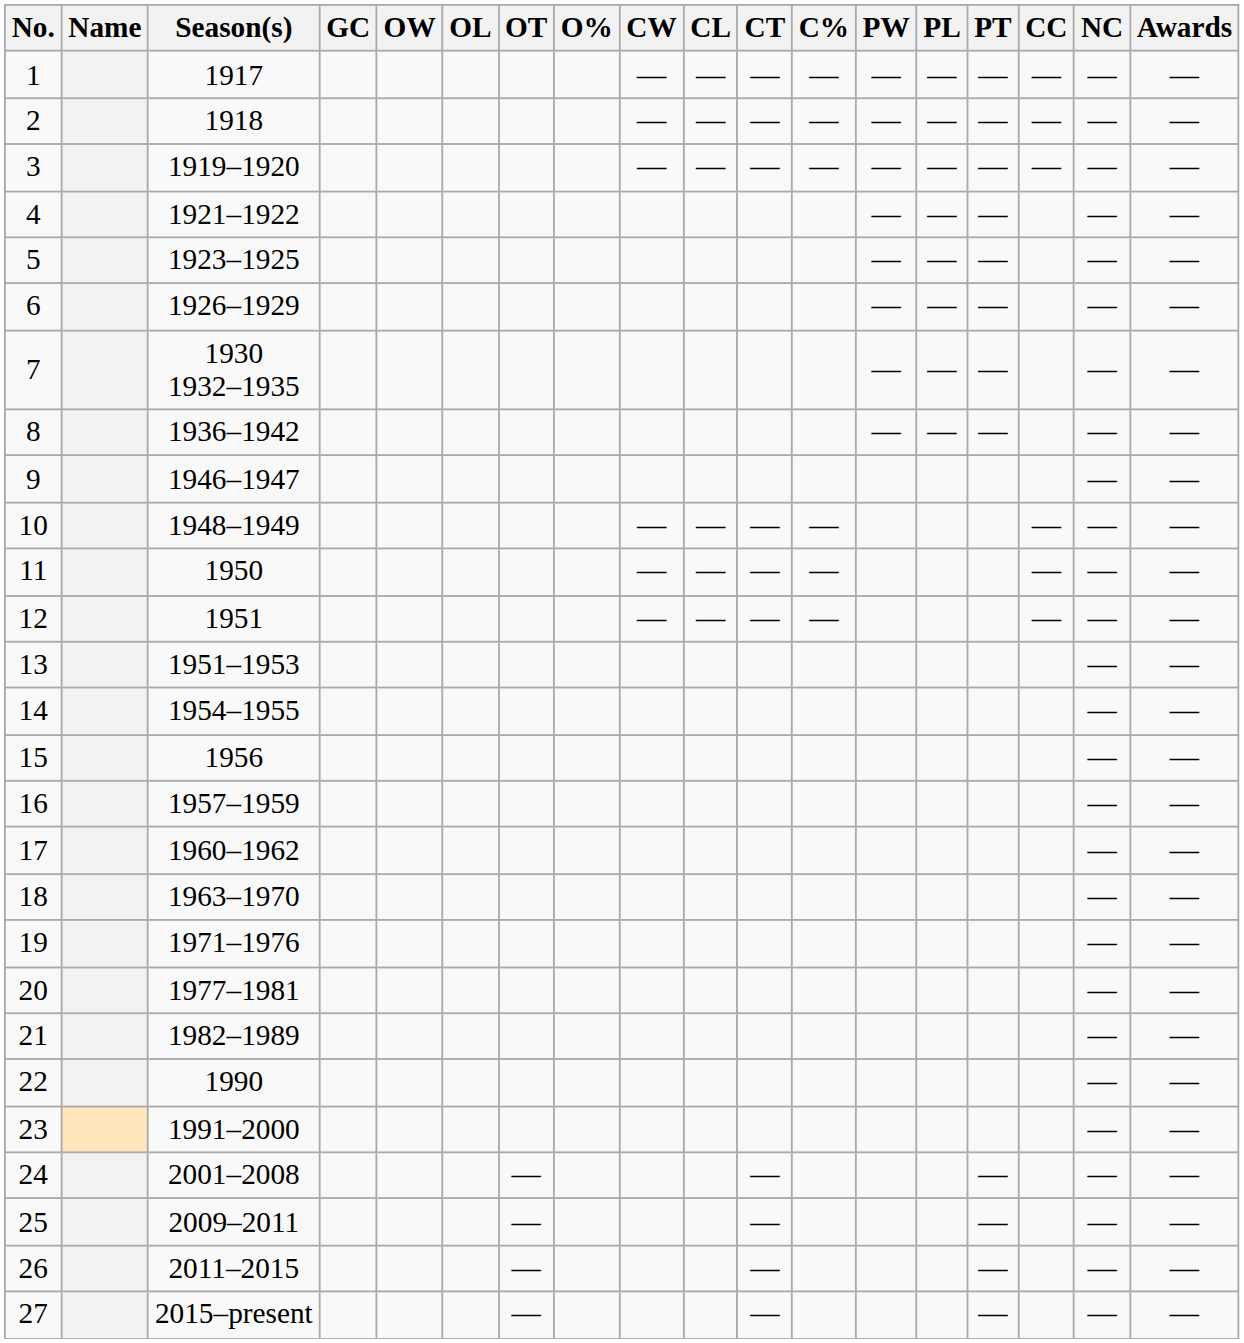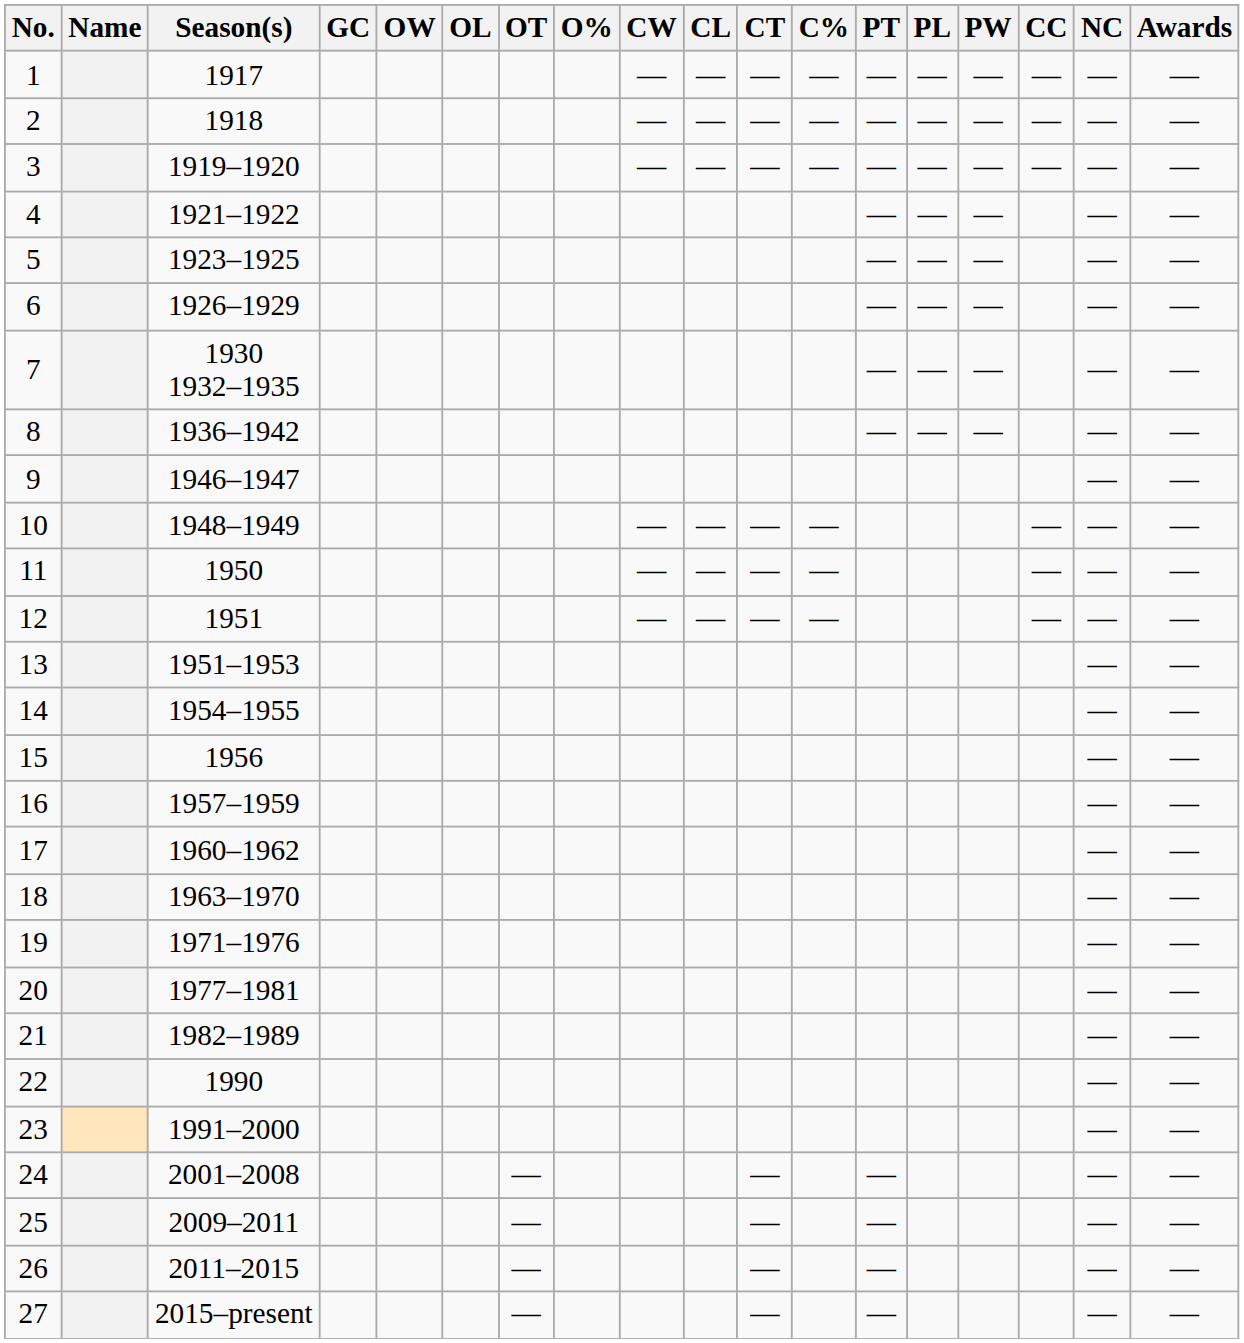columns swapped: (886, 27) <-> (993, 27)
